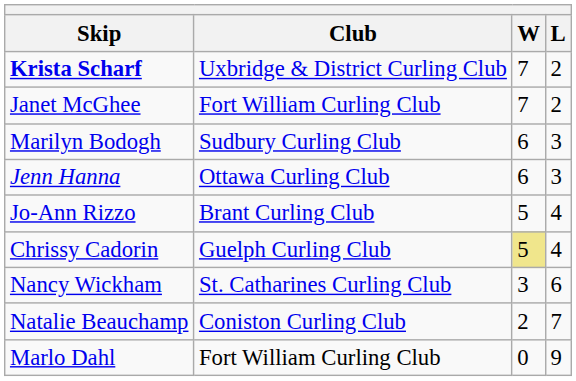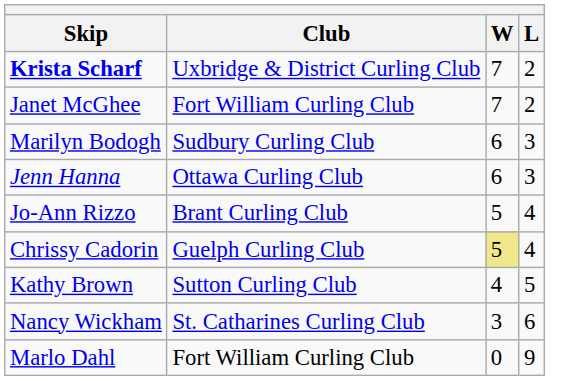+ row: (71, 285)
- row: (99, 321)
